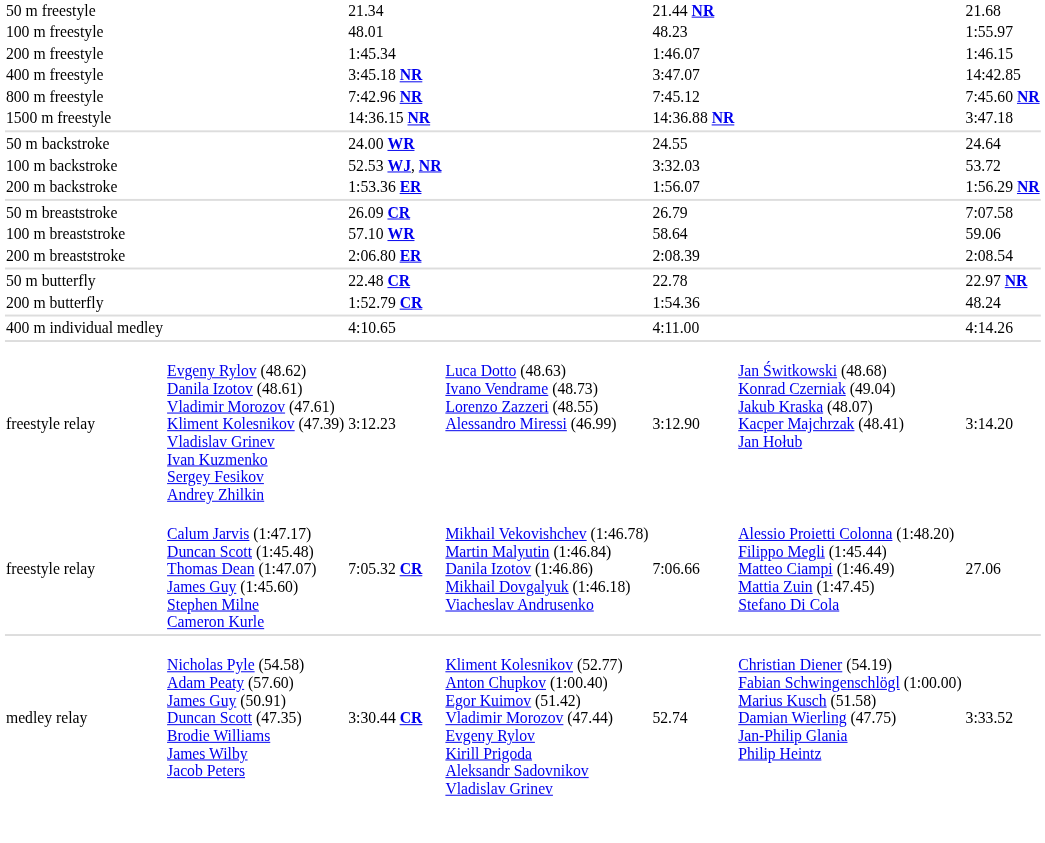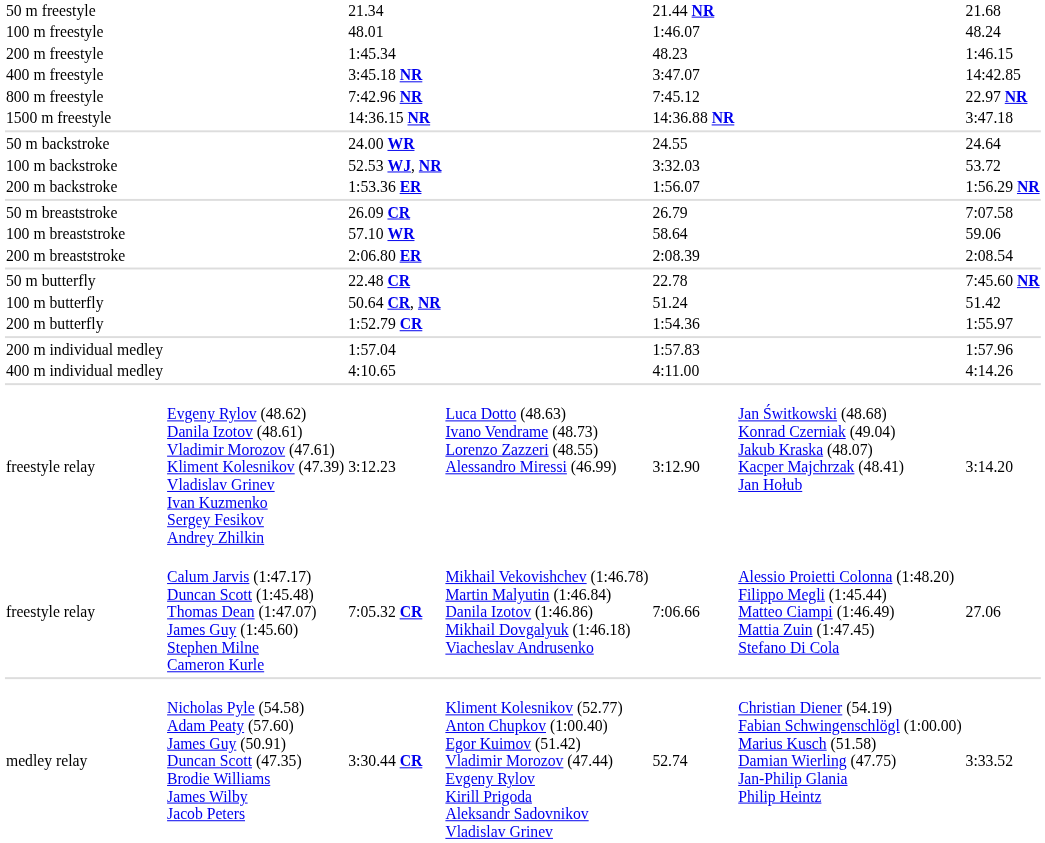(670, 32) 48.23 -> (676, 32) 1:46.07
(989, 32) 1:55.97 -> (983, 32) 48.24
(676, 53) 1:46.07 -> (670, 53) 48.23
(1003, 97) 7:45.60 NR -> (996, 97) 22.97 NR
(996, 281) 22.97 NR -> (1003, 281) 7:45.60 NR
+ row: (55, 302)
(983, 302) 48.24 -> (989, 324) 1:55.97
+ row: (85, 349)
